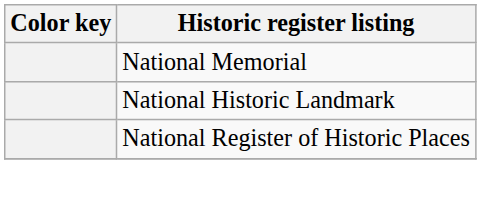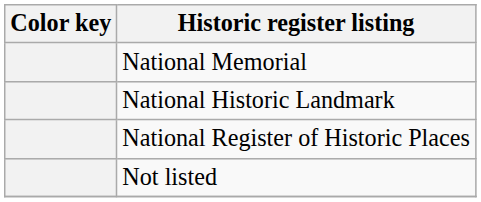+ row: (170, 176)
